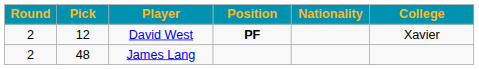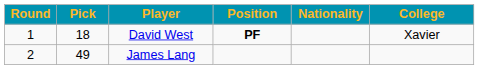(30, 34) 2 -> (30, 34) 1
(83, 34) 12 -> (83, 34) 18
(83, 54) 48 -> (83, 54) 49
